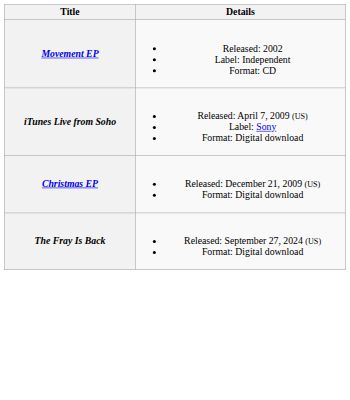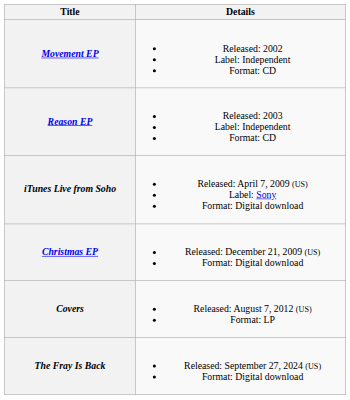+ row: (70, 121)
+ row: (70, 309)
